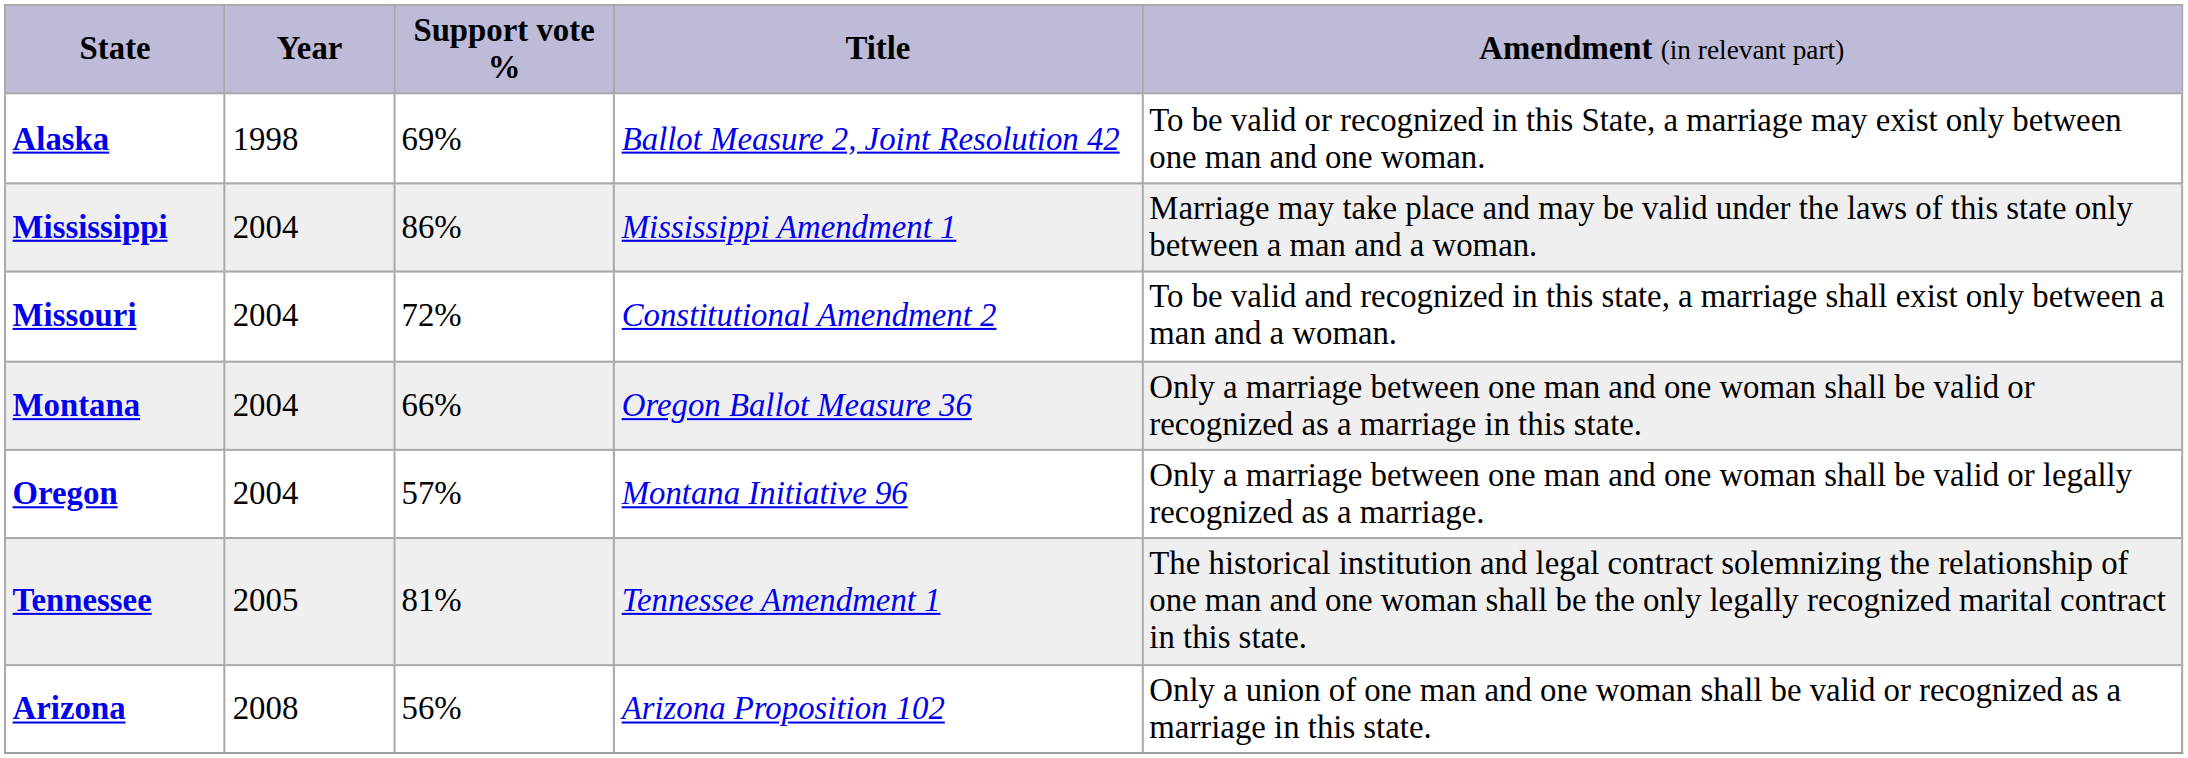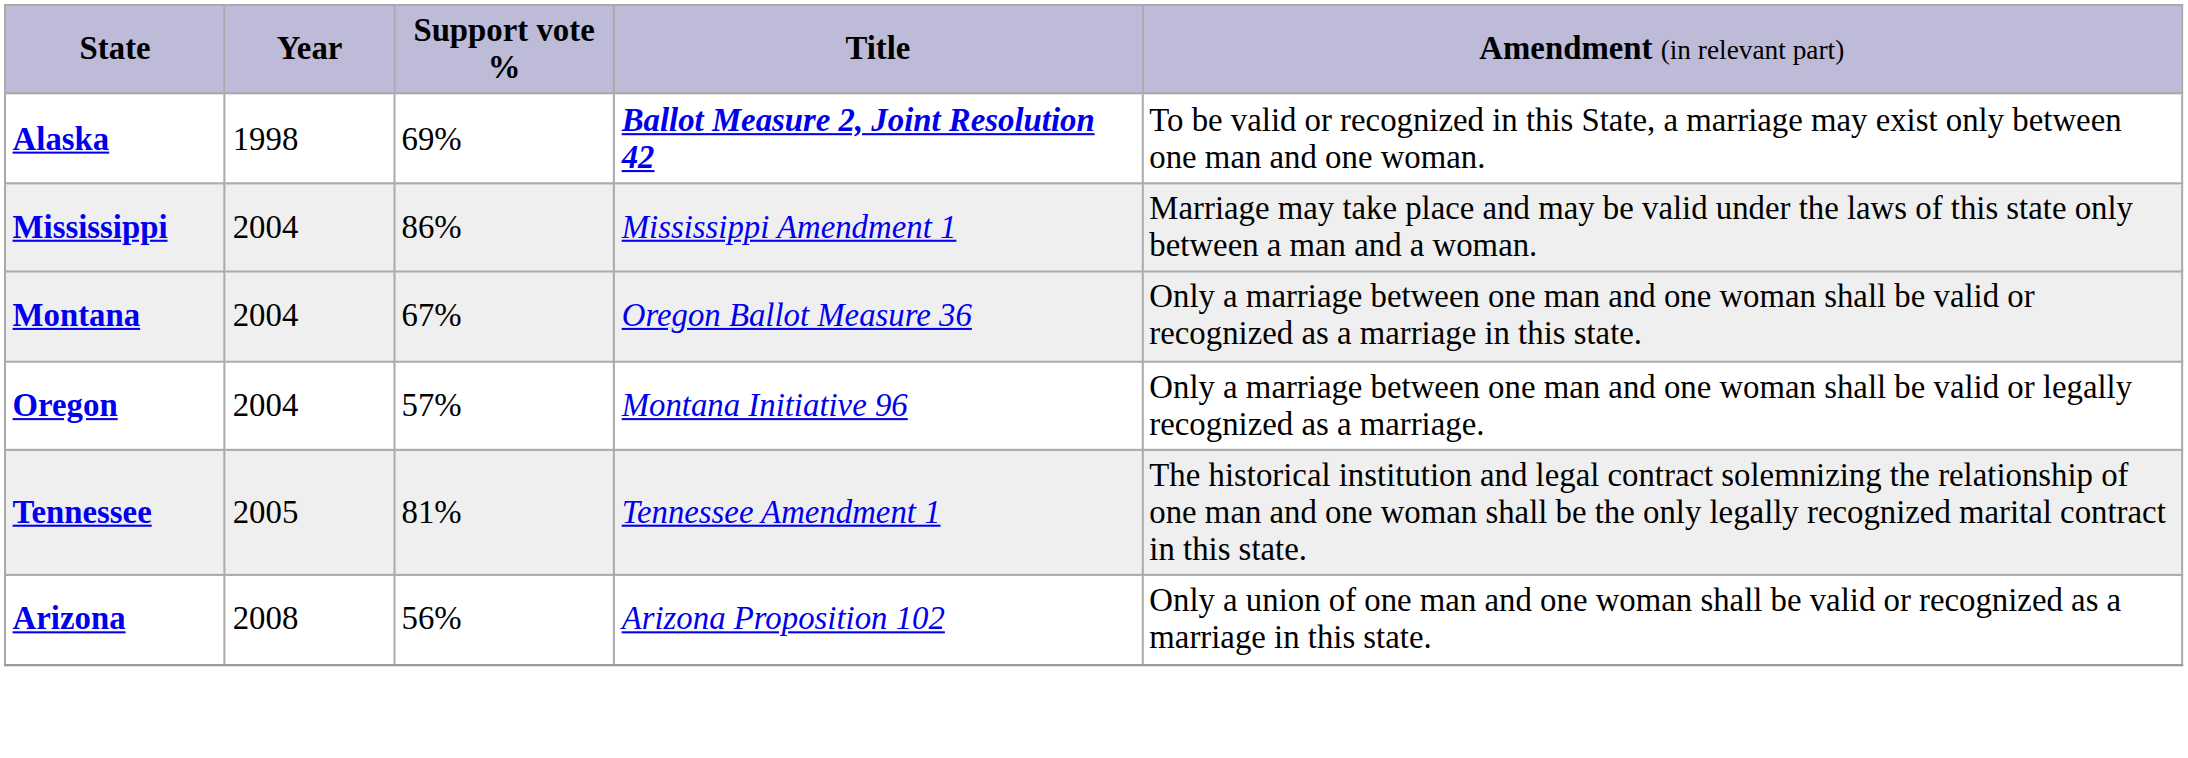(871, 137) normal -> (858, 137) bold
- row: (75, 315)
(432, 404) 66% -> (432, 315) 67%
